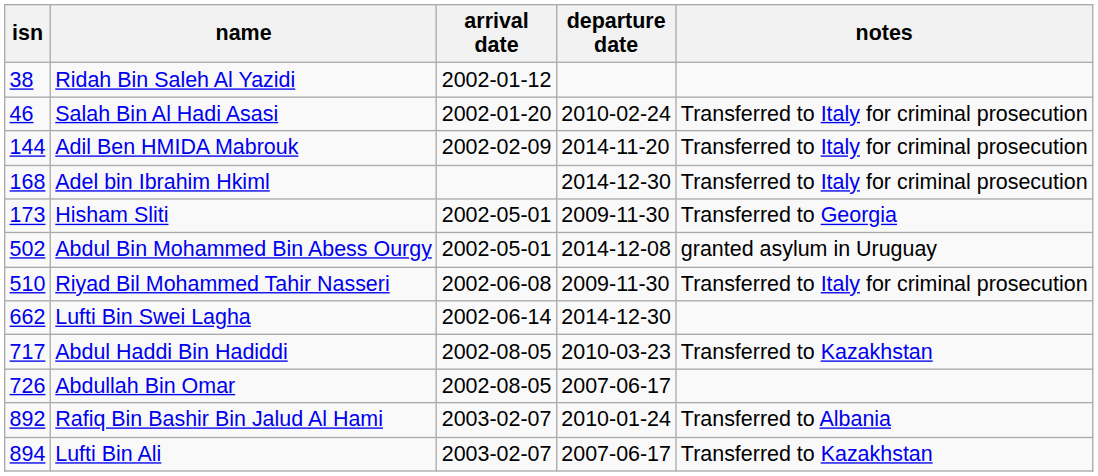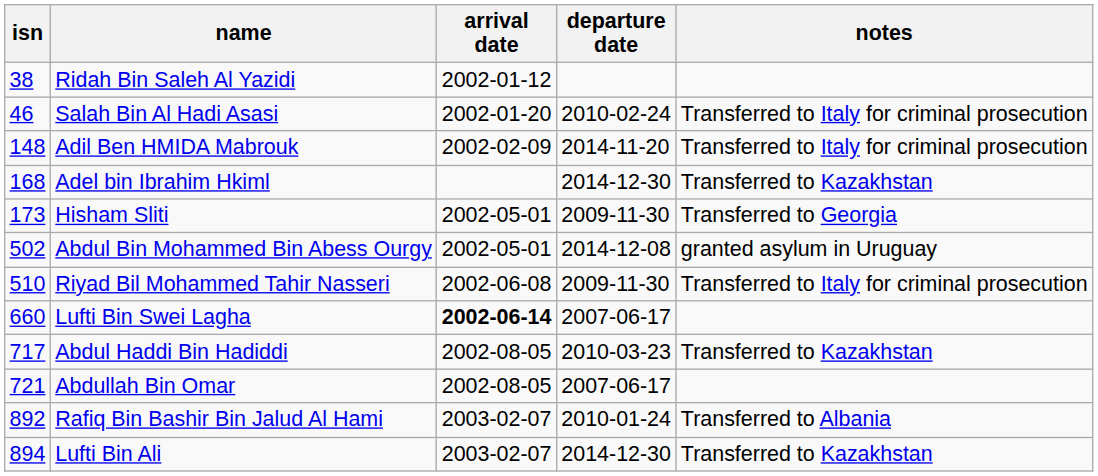(28, 147) 144 -> (28, 147) 148
(884, 181) Transferred to Italy for criminal prosecution -> (807, 181) Transferred to Kazakhstan
(28, 317) 662 -> (28, 317) 660
(497, 317) normal -> (497, 317) bold
(616, 317) 2014-12-30 -> (616, 317) 2007-06-17
(28, 385) 726 -> (28, 385) 721
(616, 453) 2007-06-17 -> (616, 453) 2014-12-30
